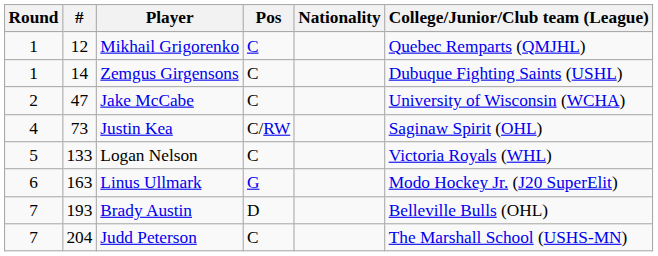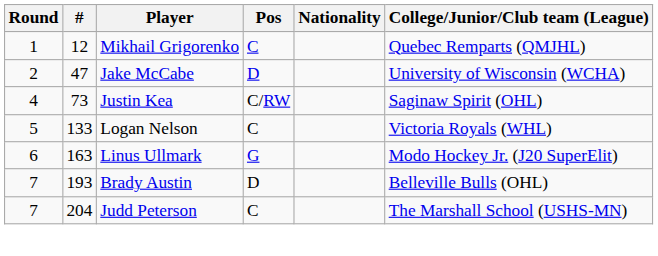- row: (170, 73)
(253, 100) C -> (253, 73) D
